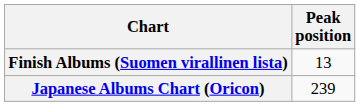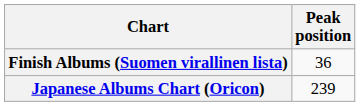(323, 62) 13 -> (323, 62) 36
